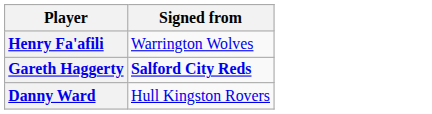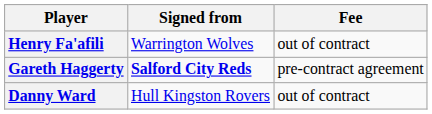+ column: (351, 17)
